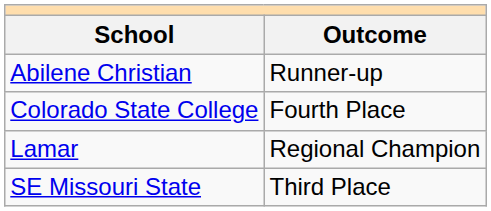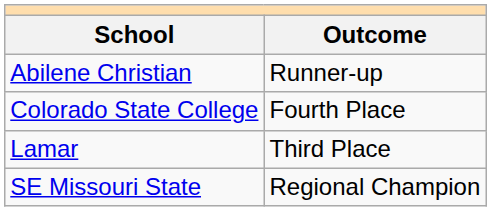(375, 148) Regional Champion -> (330, 148) Third Place
(330, 186) Third Place -> (375, 186) Regional Champion
